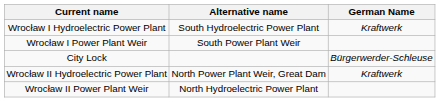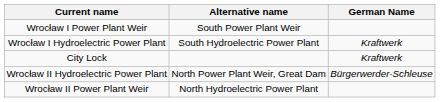rows swapped: (87, 27) <-> (87, 43)
(382, 58) Bürgerwerder-Schleuse -> (382, 58) Kraftwerk
(382, 74) Kraftwerk -> (382, 74) Bürgerwerder-Schleuse
